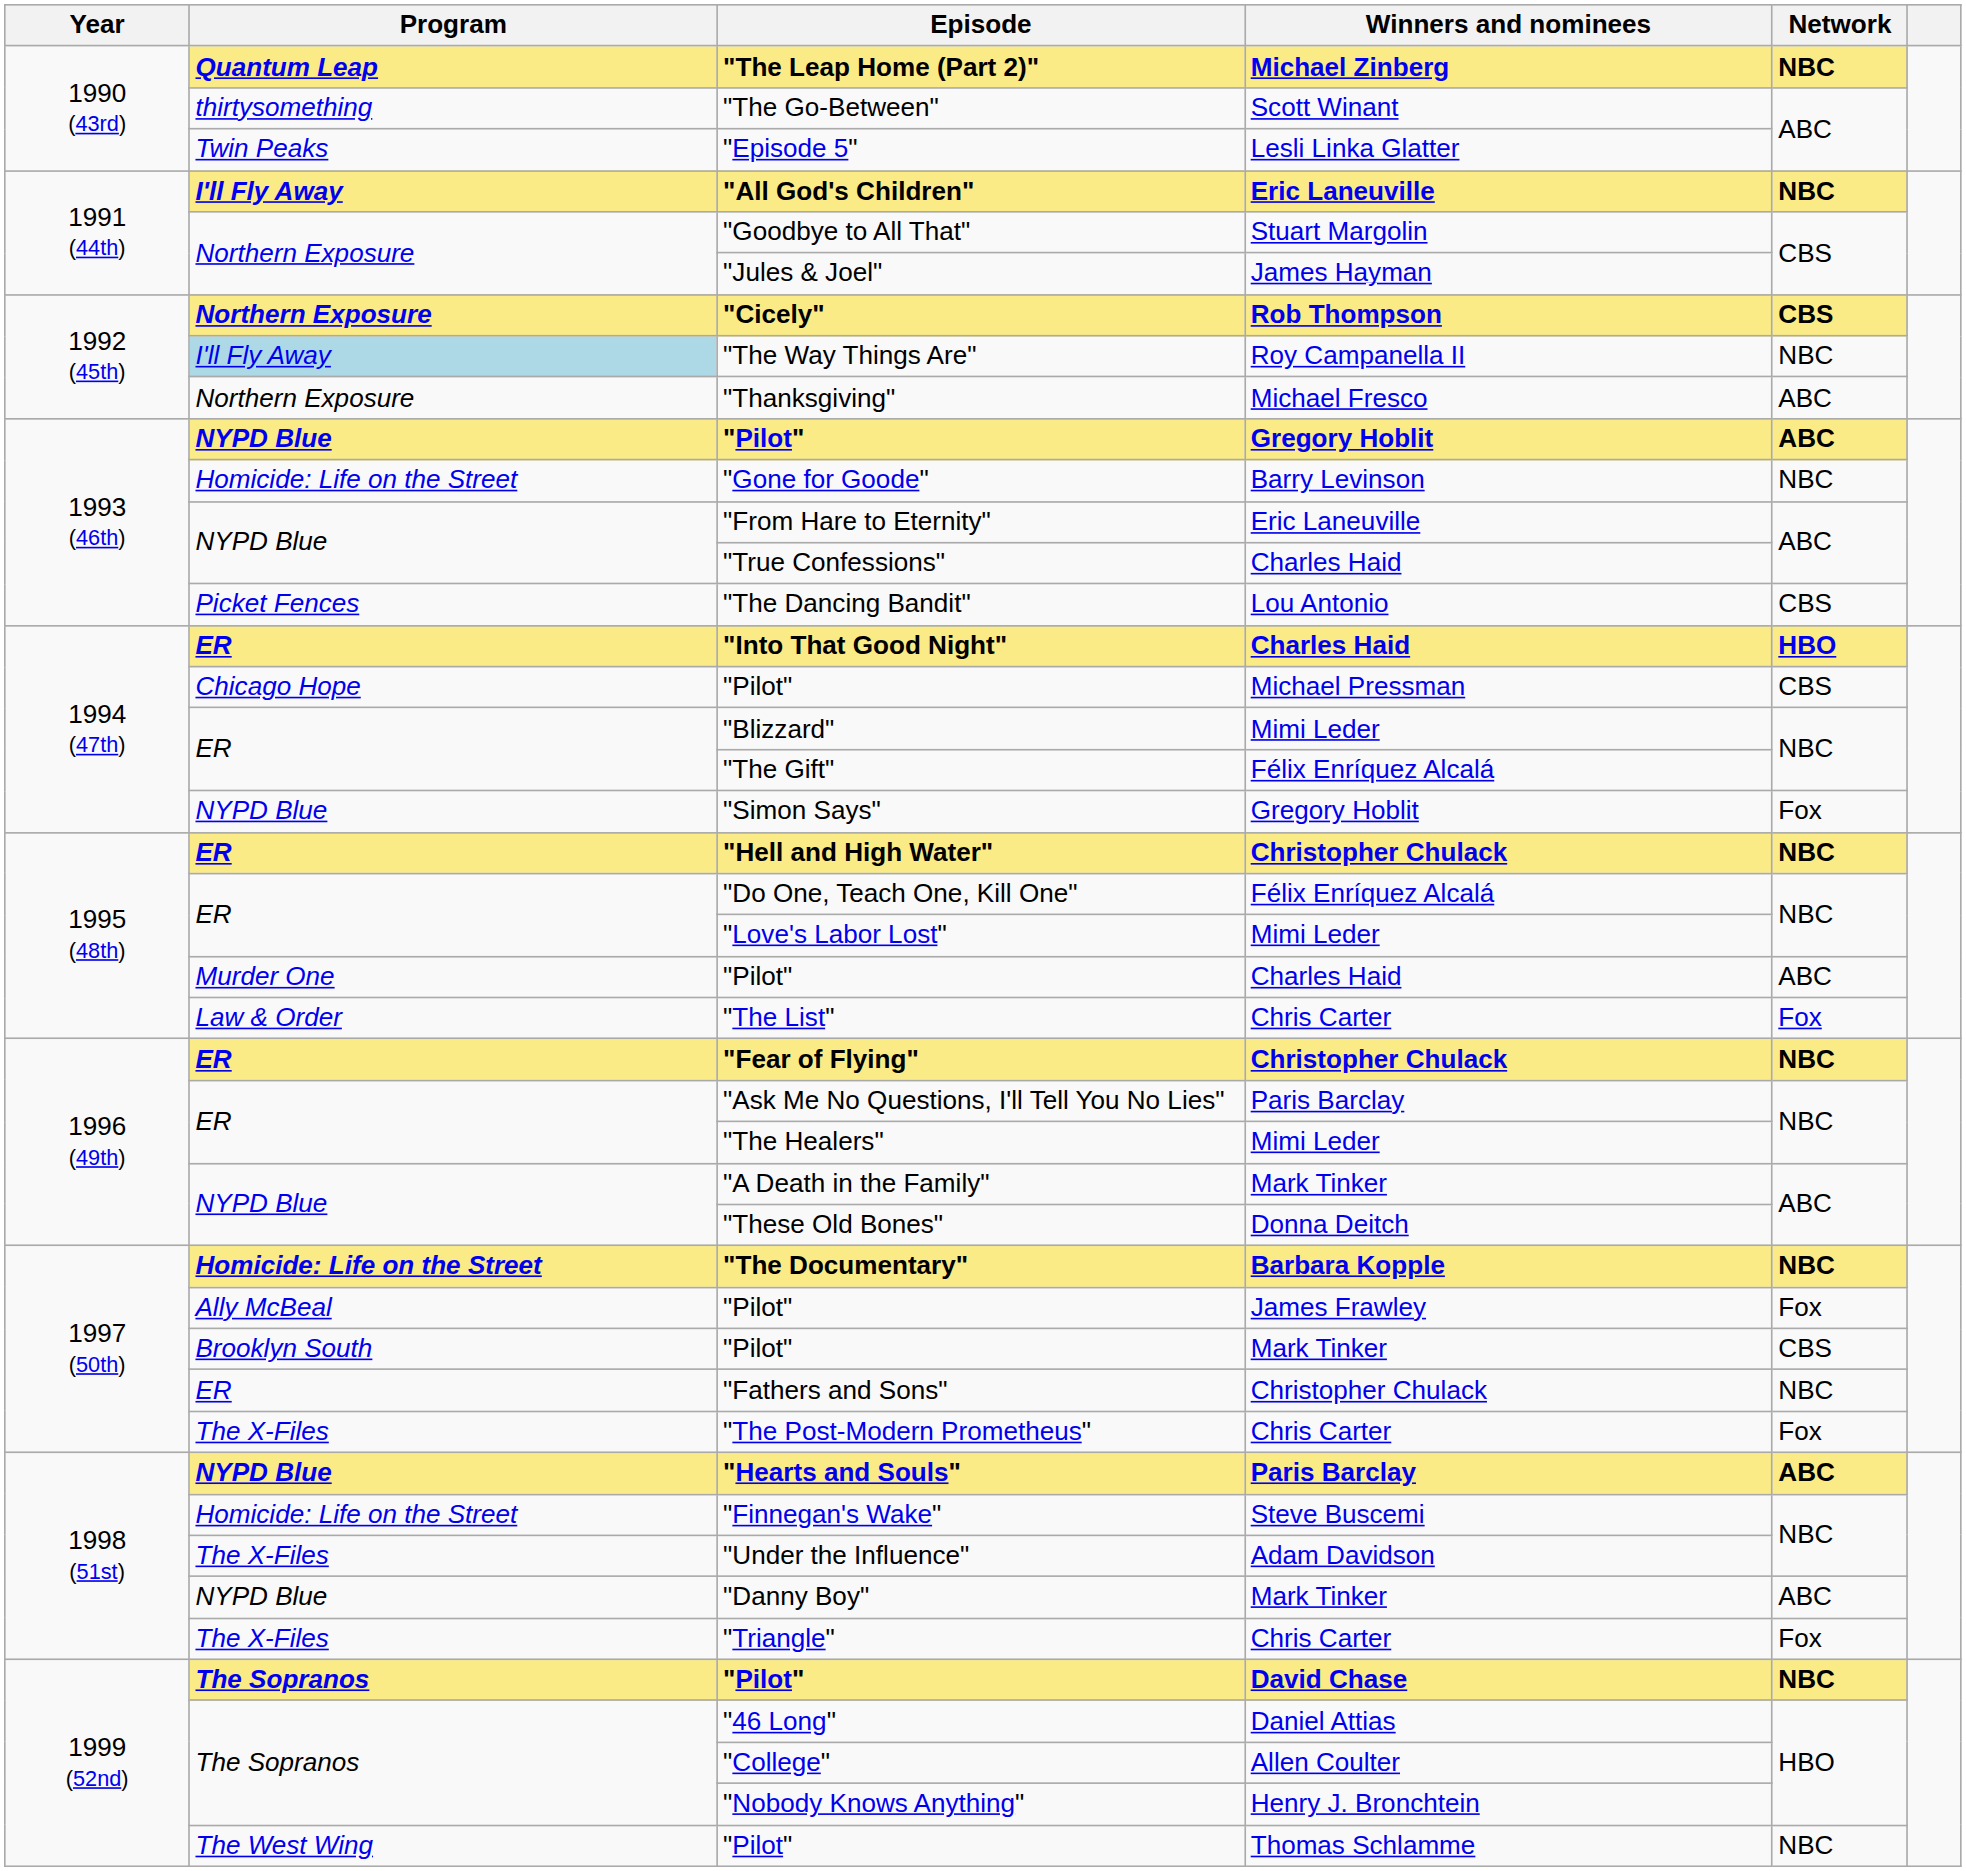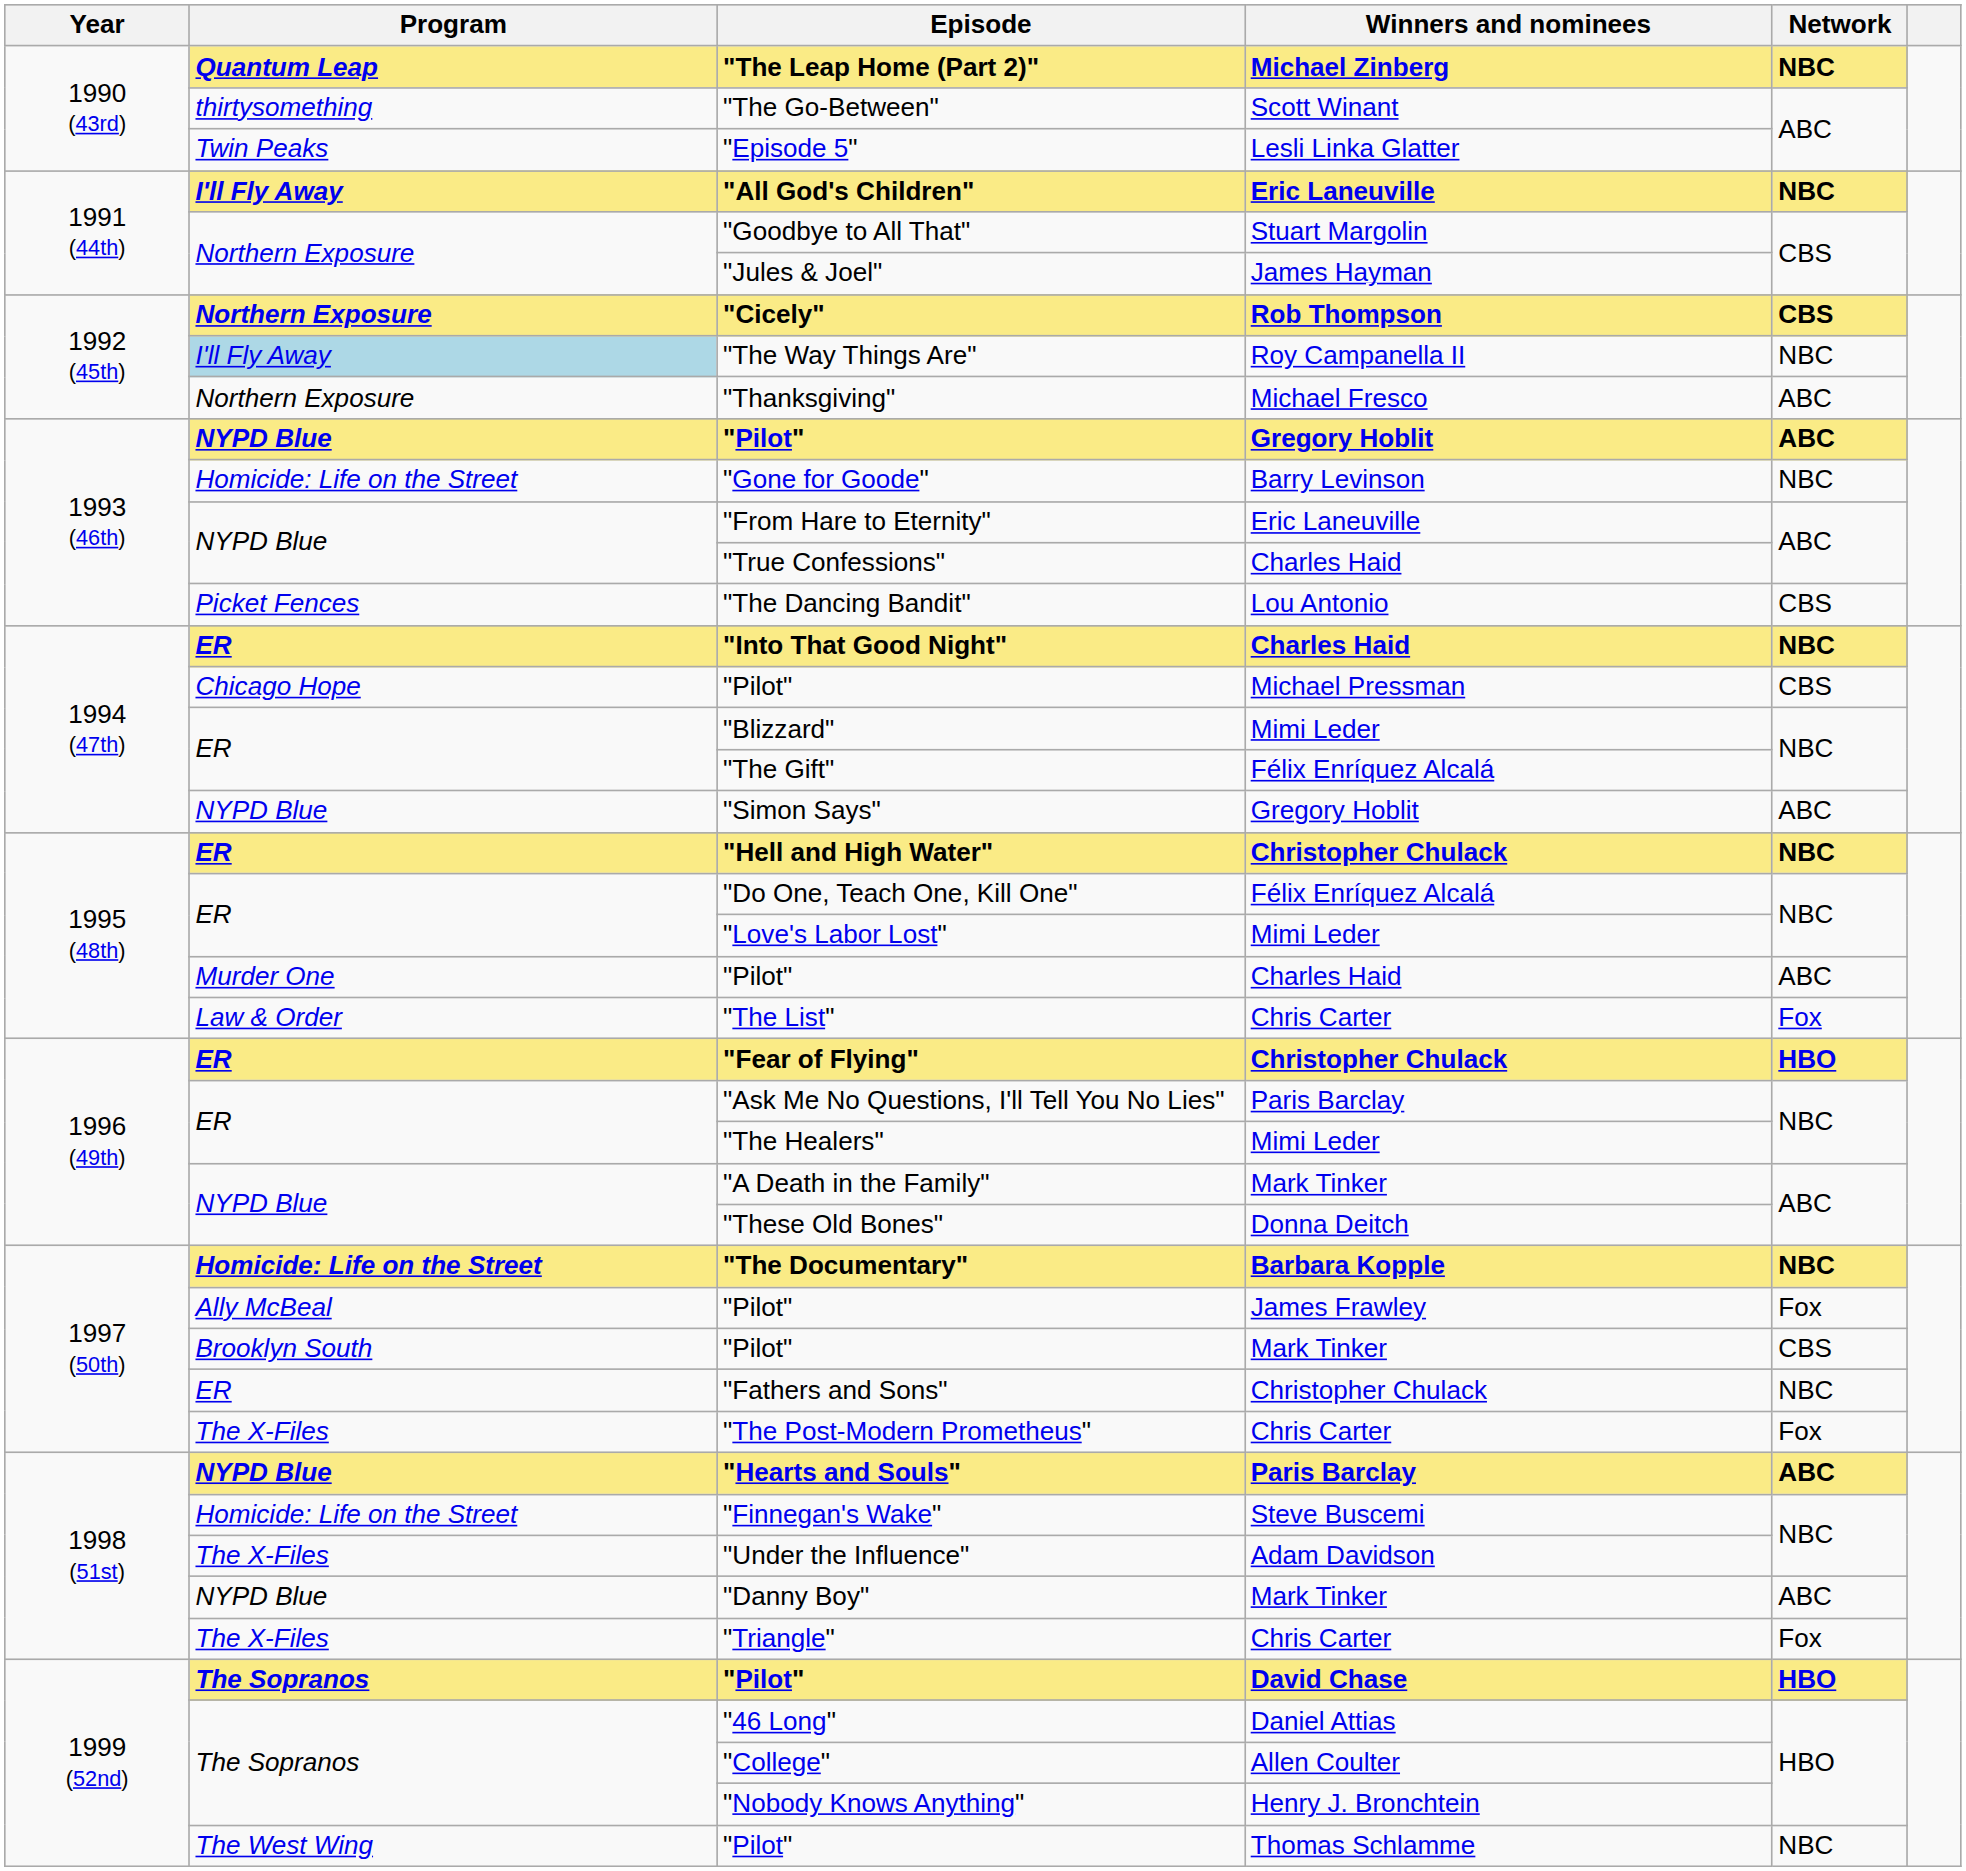(1807, 645) HBO -> (1807, 645) NBC
(1800, 811) Fox -> (1805, 811) ABC
(1807, 1059) NBC -> (1807, 1059) HBO
(1807, 1679) NBC -> (1807, 1679) HBO
